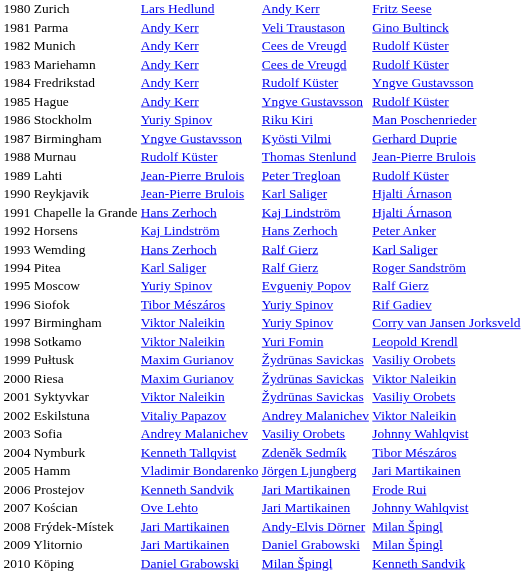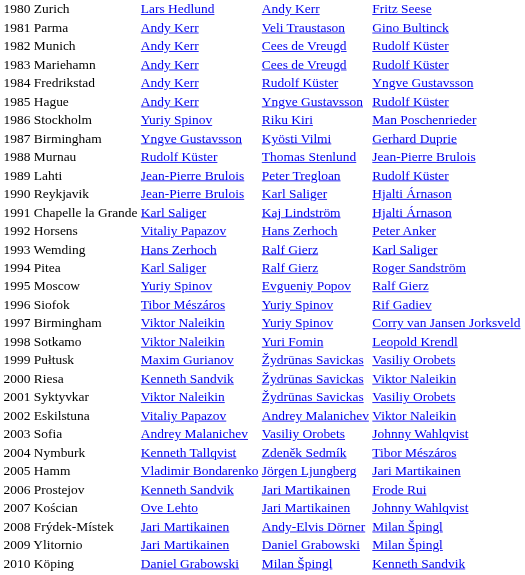(179, 212) Hans Zerhoch -> (174, 212) Karl Saliger
(180, 230) Kaj Lindström -> (184, 230) Vitaliy Papazov
(187, 378) Maxim Gurianov -> (187, 378) Kenneth Sandvik
